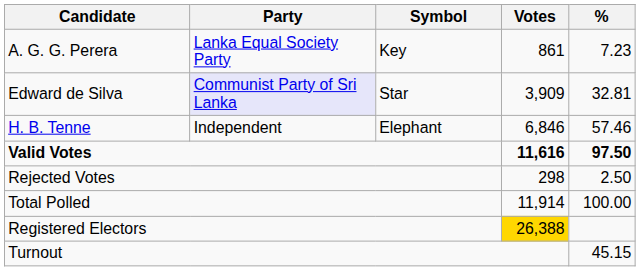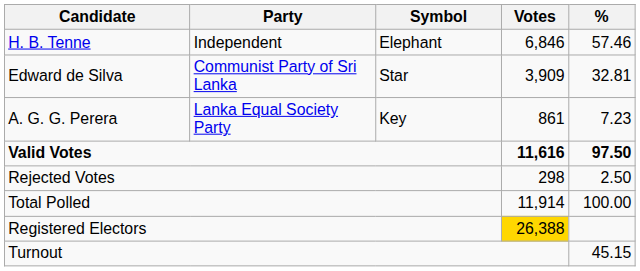rows swapped: (49, 128) <-> (63, 51)
(275, 94) lavender background -> (275, 76) no background
